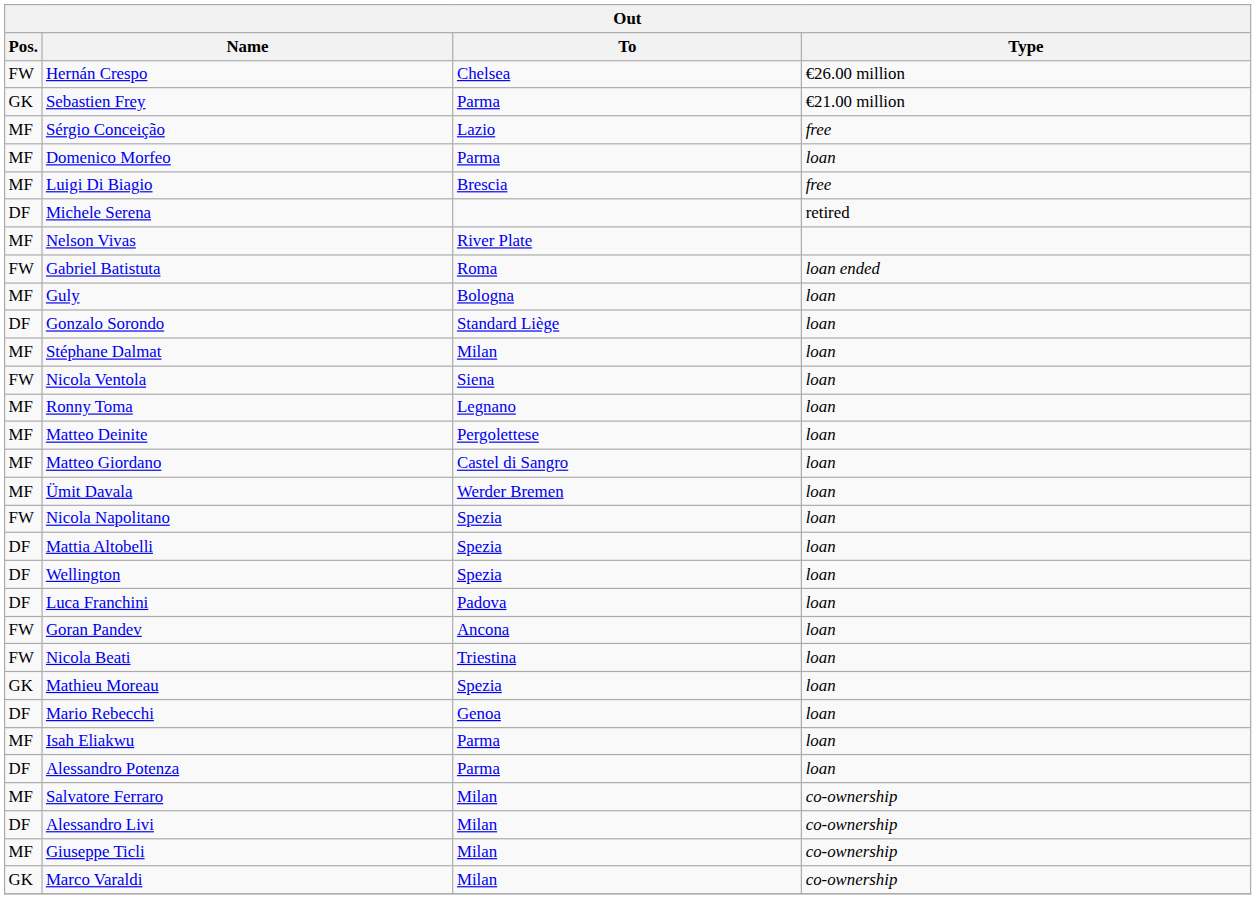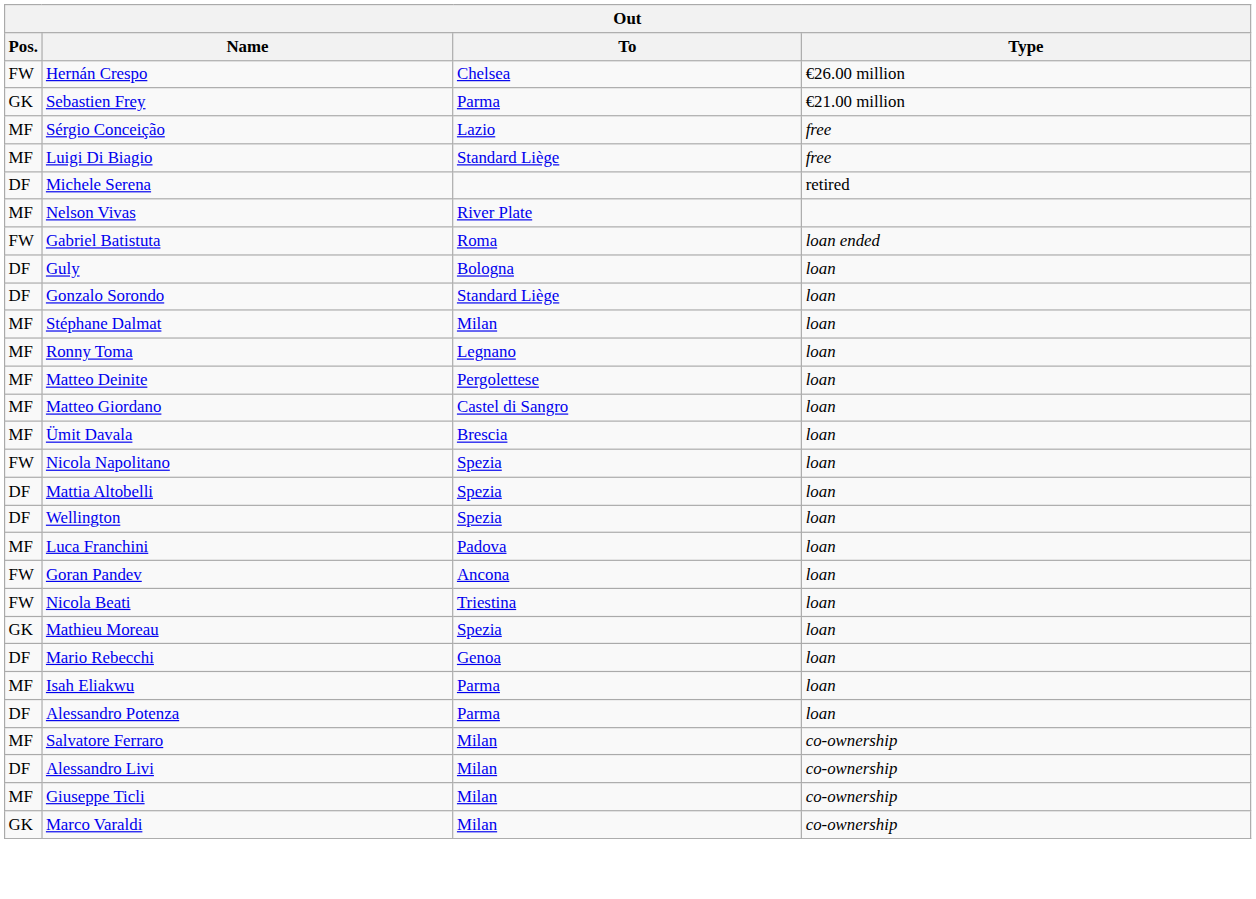- row: (108, 157)
(482, 185) Brescia -> (508, 157) Standard Liège
(21, 296) MF -> (19, 268) DF
- row: (96, 380)
(510, 491) Werder Bremen -> (482, 435) Brescia
(19, 602) DF -> (21, 546) MF
